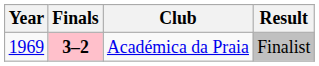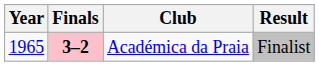(26, 46) 1969 -> (26, 46) 1965
